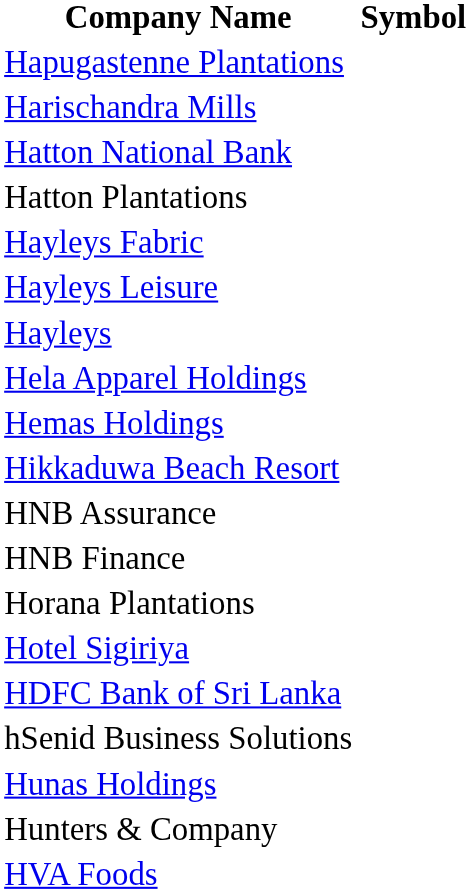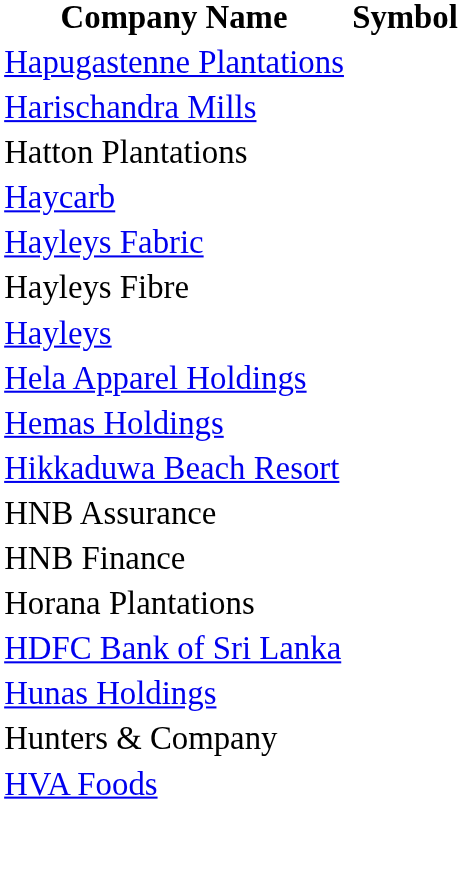- row: (148, 152)
+ row: (60, 197)
+ row: (97, 287)
- row: (111, 287)
- row: (97, 648)
- row: (178, 738)
